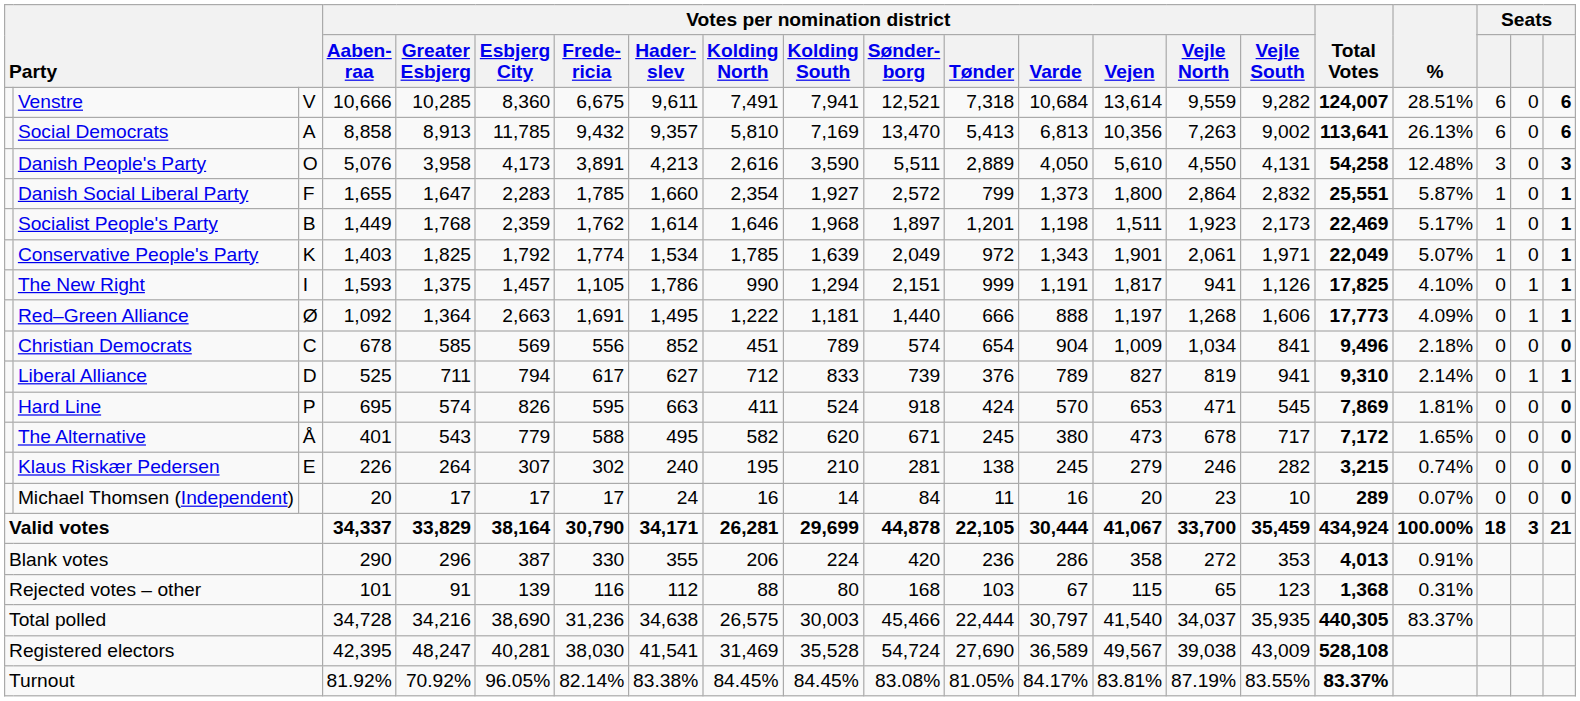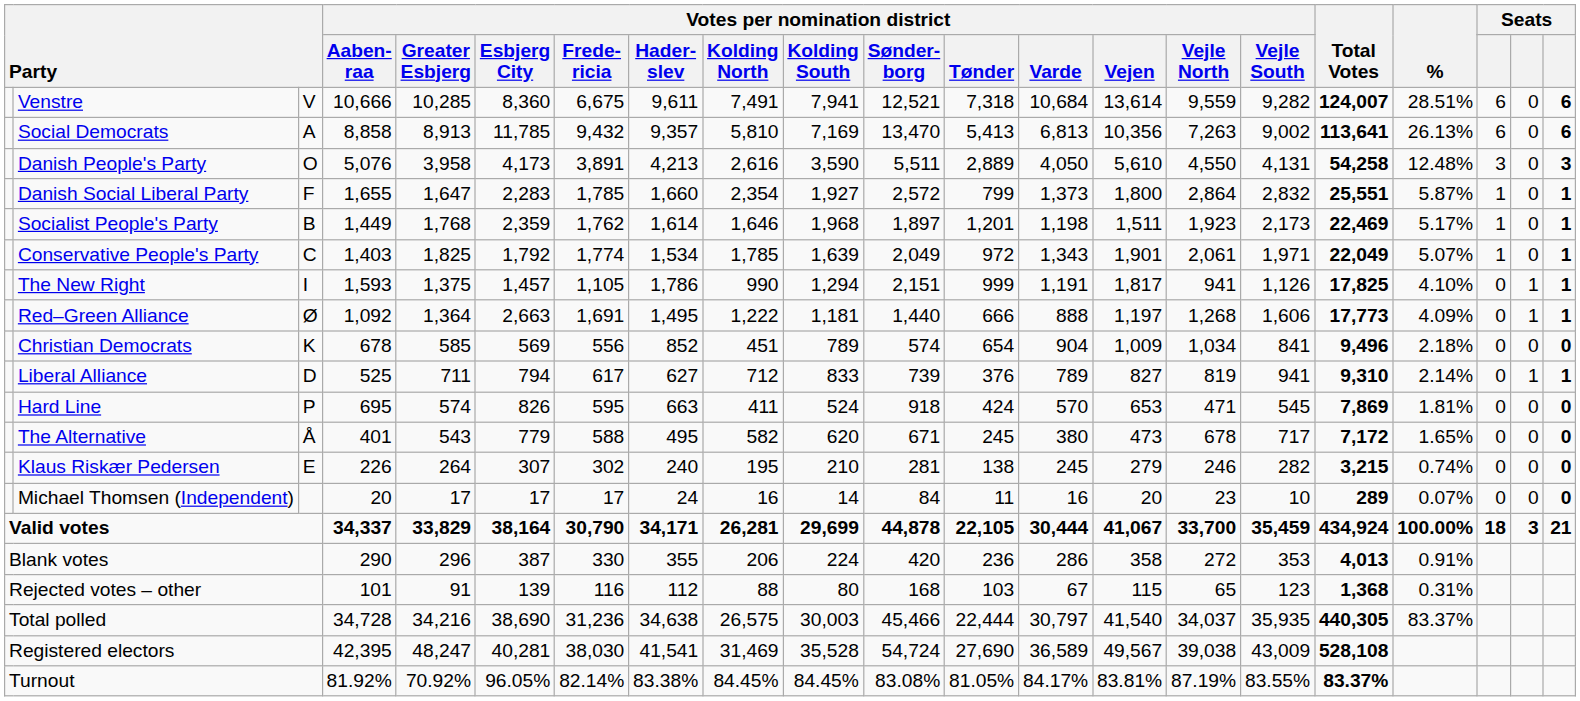(309, 254) K -> (310, 254) C
(310, 345) C -> (309, 345) K
